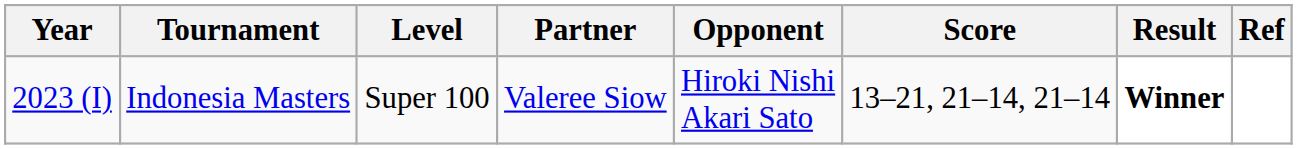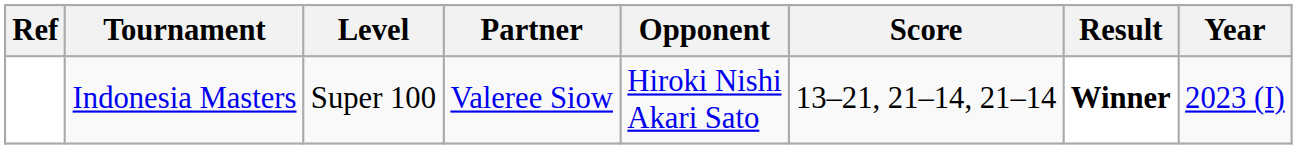columns swapped: (62, 30) <-> (1262, 30)
